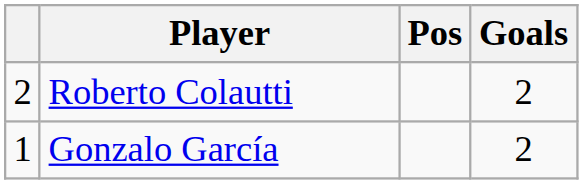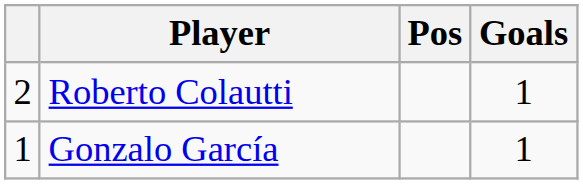(524, 91) 2 -> (524, 91) 1
(524, 149) 2 -> (524, 149) 1
